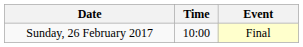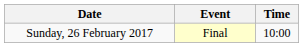columns swapped: (196, 14) <-> (258, 14)
